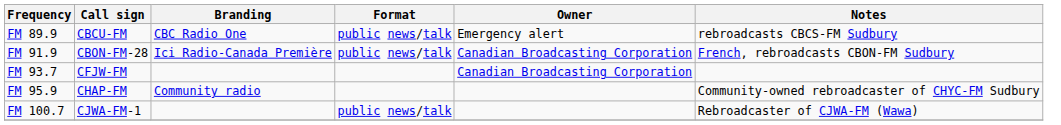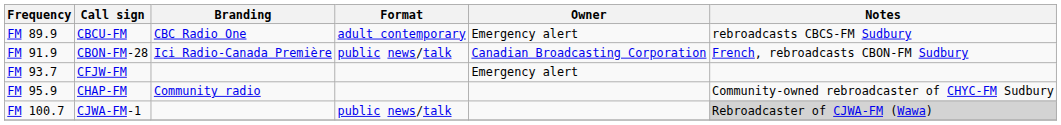(395, 33) public news/talk -> (402, 33) adult contemporary
(575, 72) Canadian Broadcasting Corporation -> (525, 72) Emergency alert
(808, 110) no background -> (822, 110) lightgrey background
